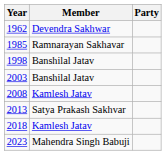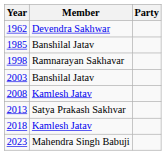(78, 45) Ramnarayan Sakhavar -> (63, 45) Banshilal Jatav
(63, 61) Banshilal Jatav -> (78, 61) Ramnarayan Sakhavar
